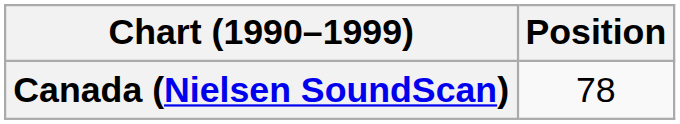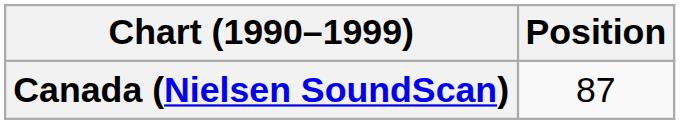(596, 89) 78 -> (596, 89) 87
